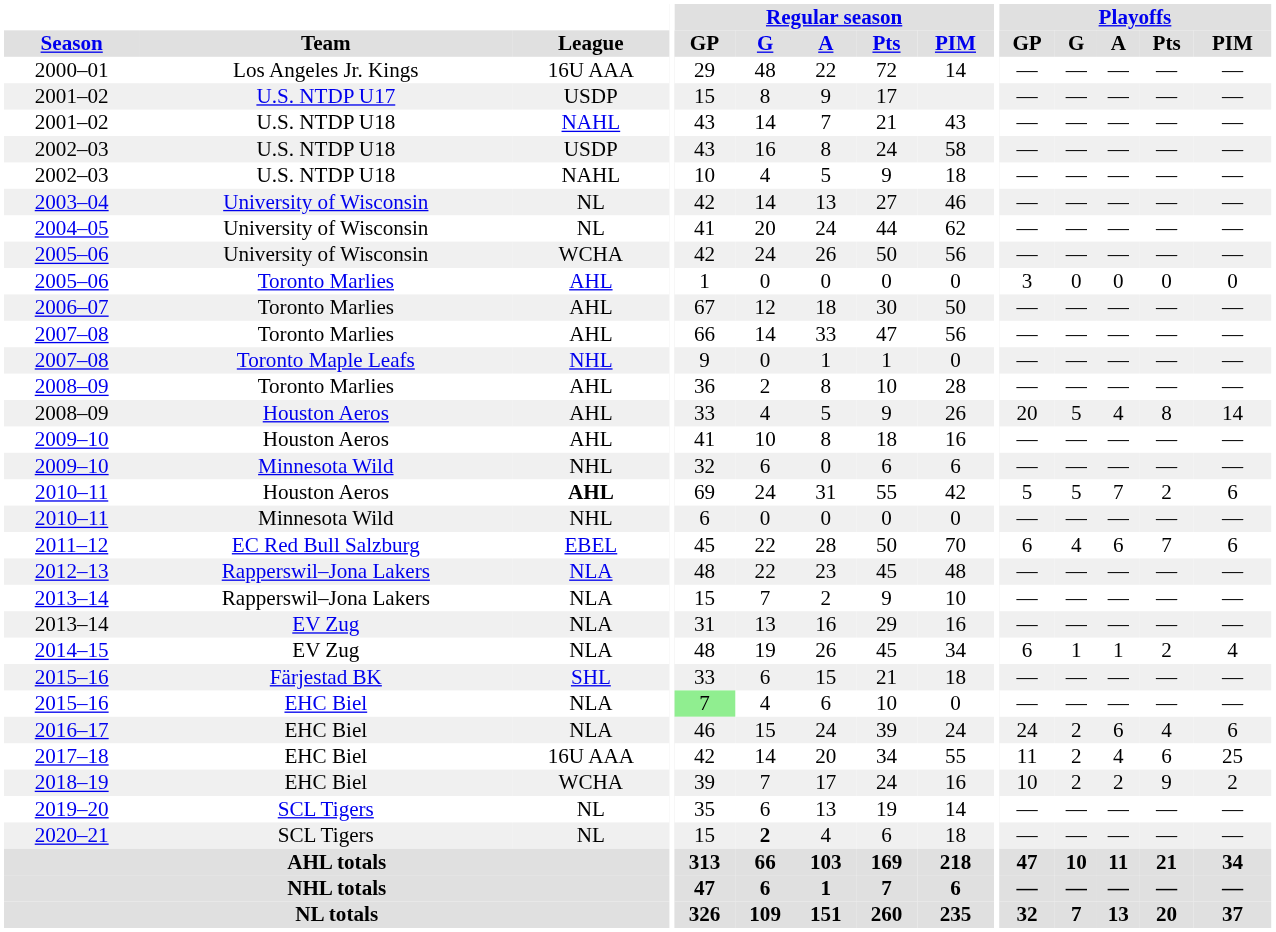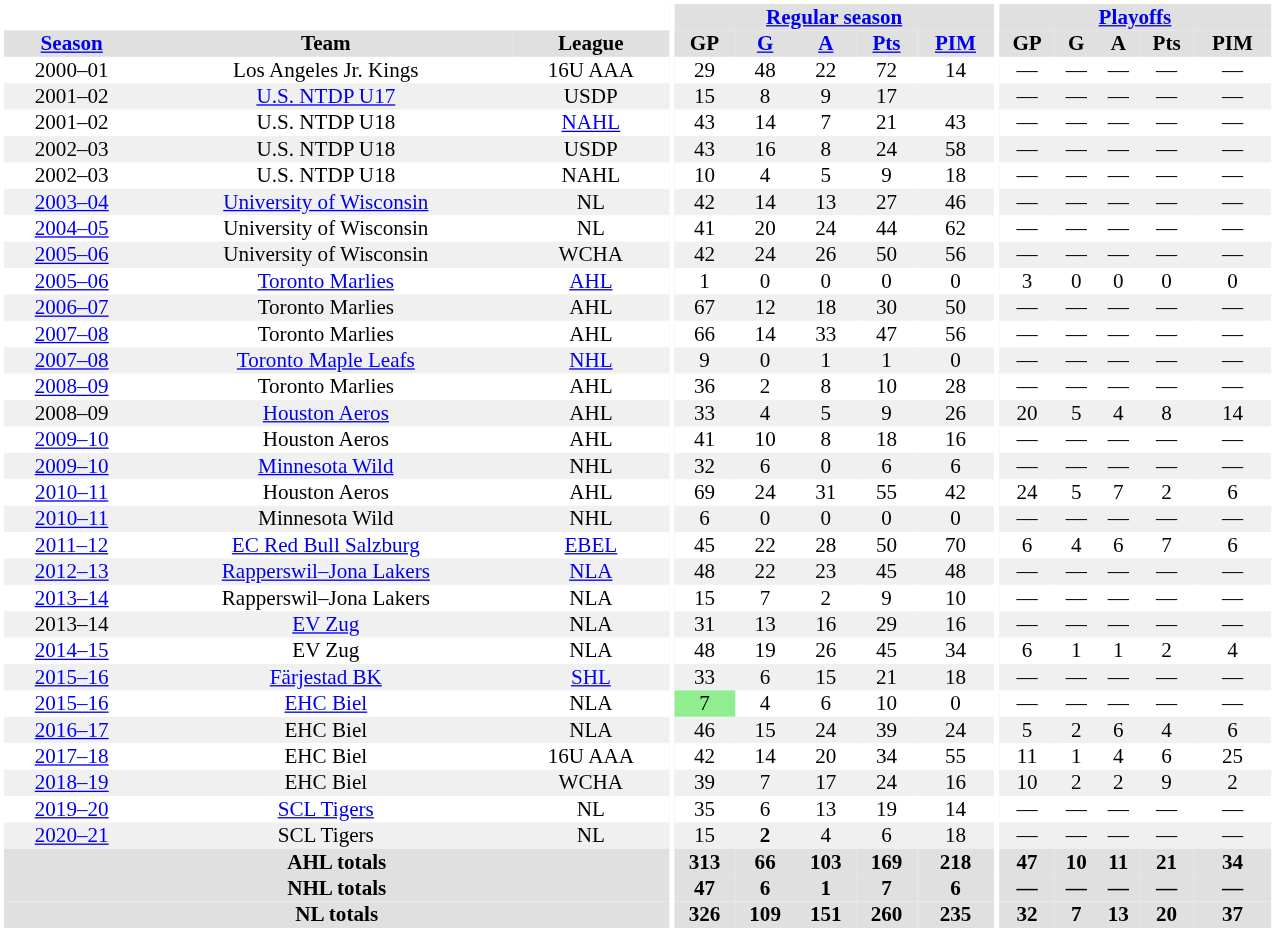(591, 492) bold -> (591, 492) normal
(1027, 492) 5 -> (1027, 492) 24
(1027, 729) 24 -> (1027, 729) 5
(1076, 756) 2 -> (1076, 756) 1
